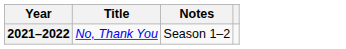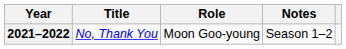+ column: (212, 14)
